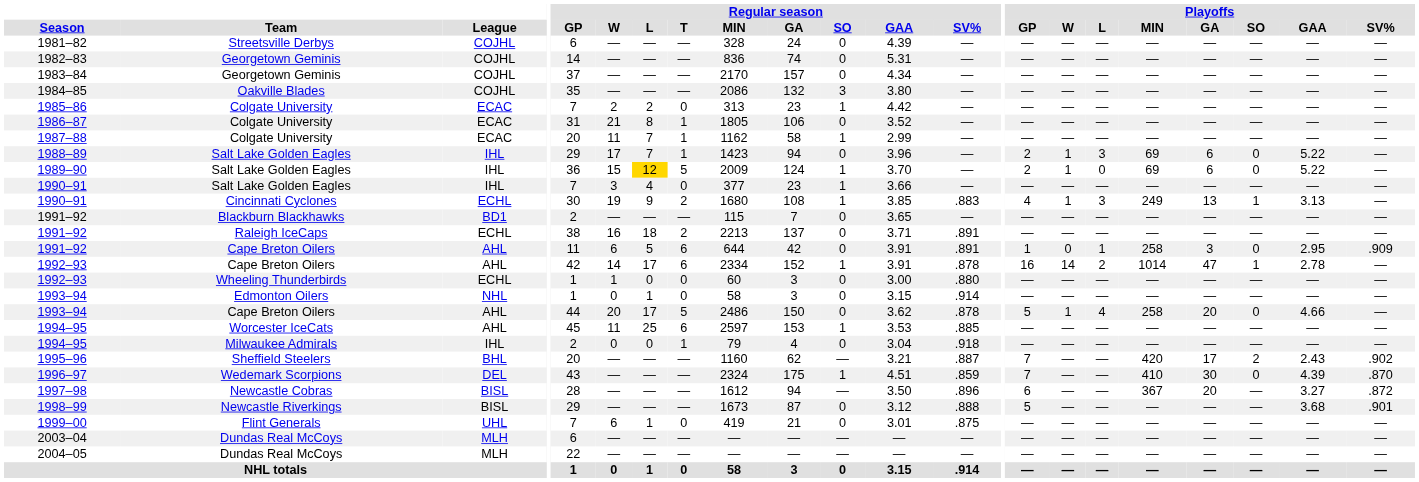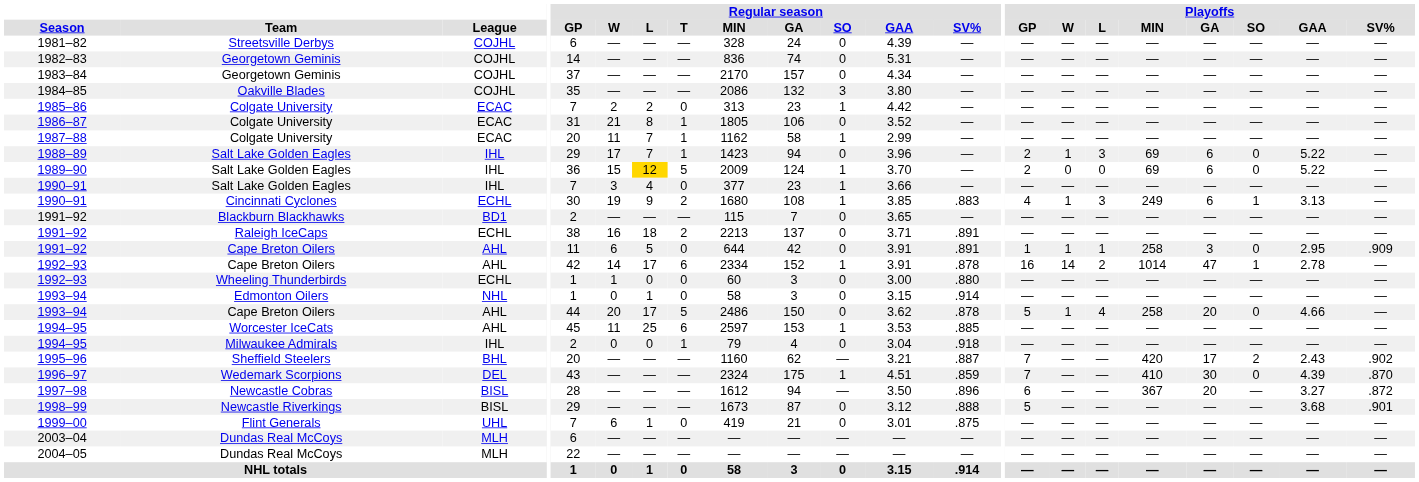(1068, 170) 1 -> (1068, 170) 0
(1210, 201) 13 -> (1210, 201) 6
(684, 249) 6 -> (684, 249) 0
(1068, 249) 0 -> (1068, 249) 1
